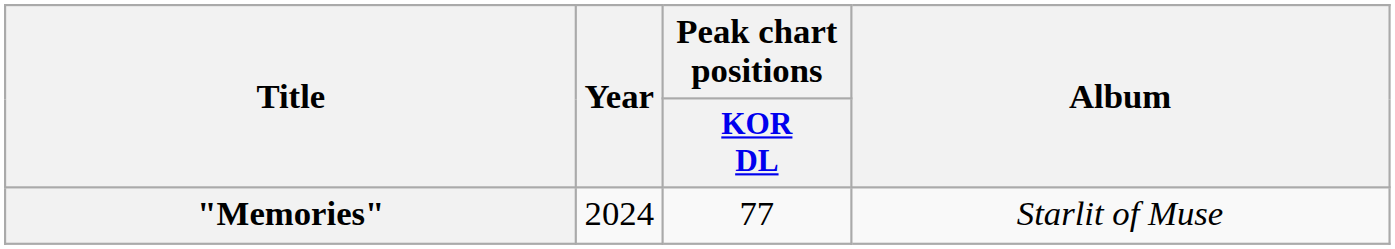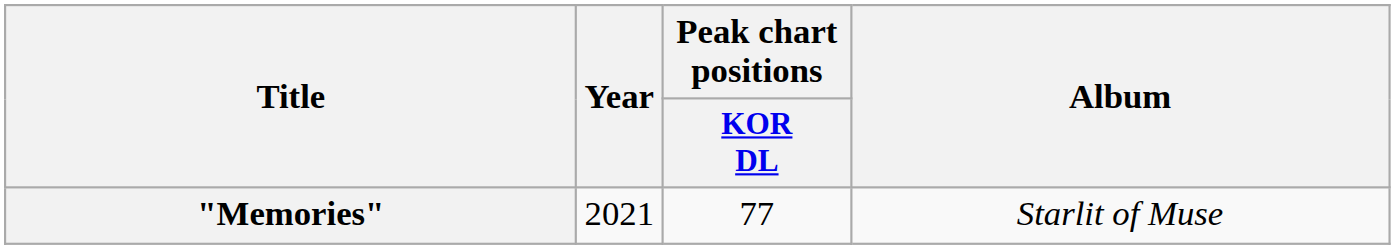(619, 214) 2024 -> (619, 214) 2021
